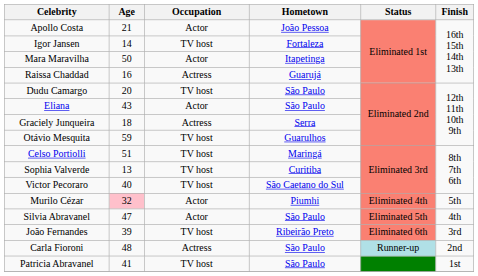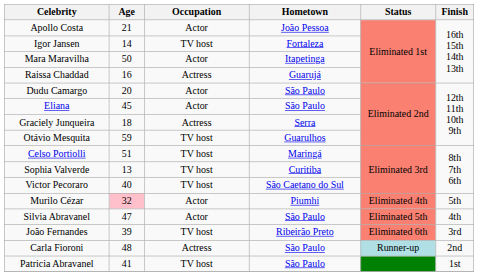(197, 91) TV host -> (197, 91) Actor
(127, 106) 43 -> (127, 106) 45
